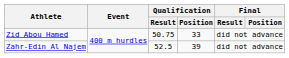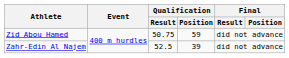(196, 34) 33 -> (196, 34) 59
